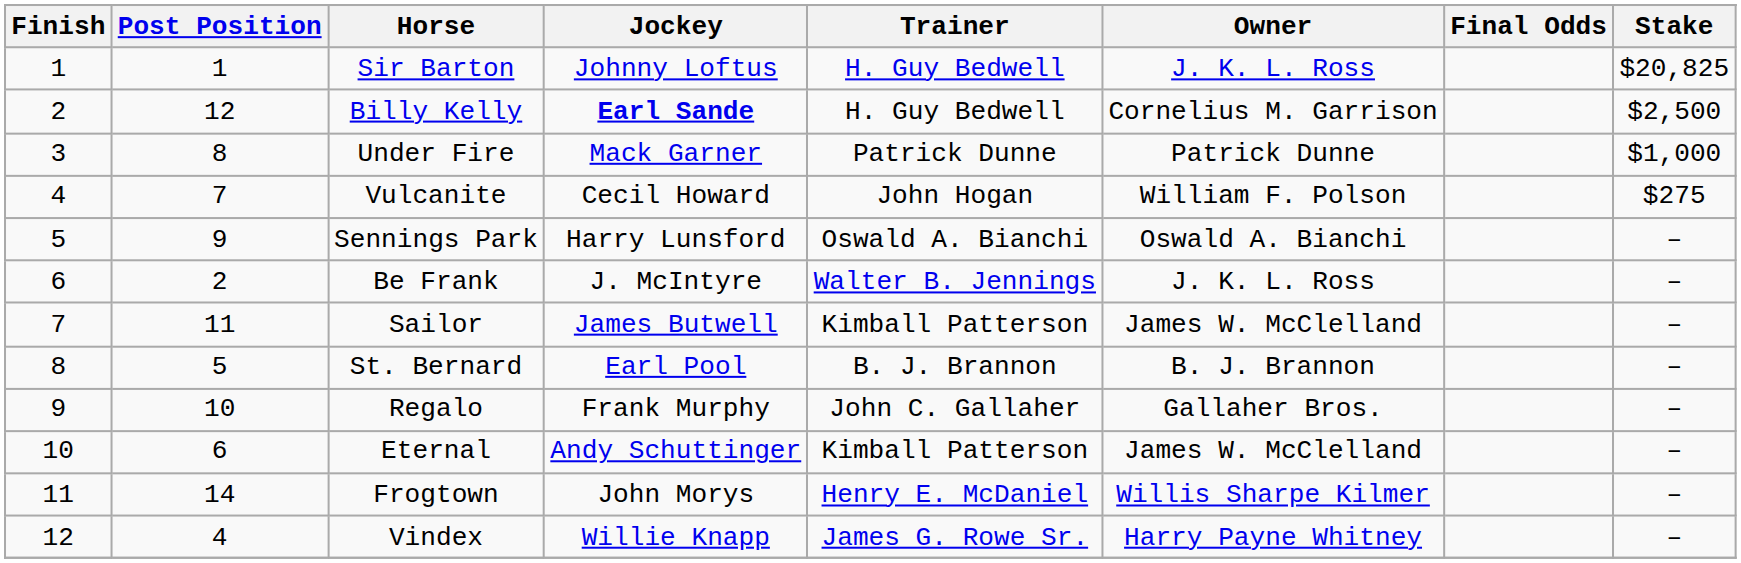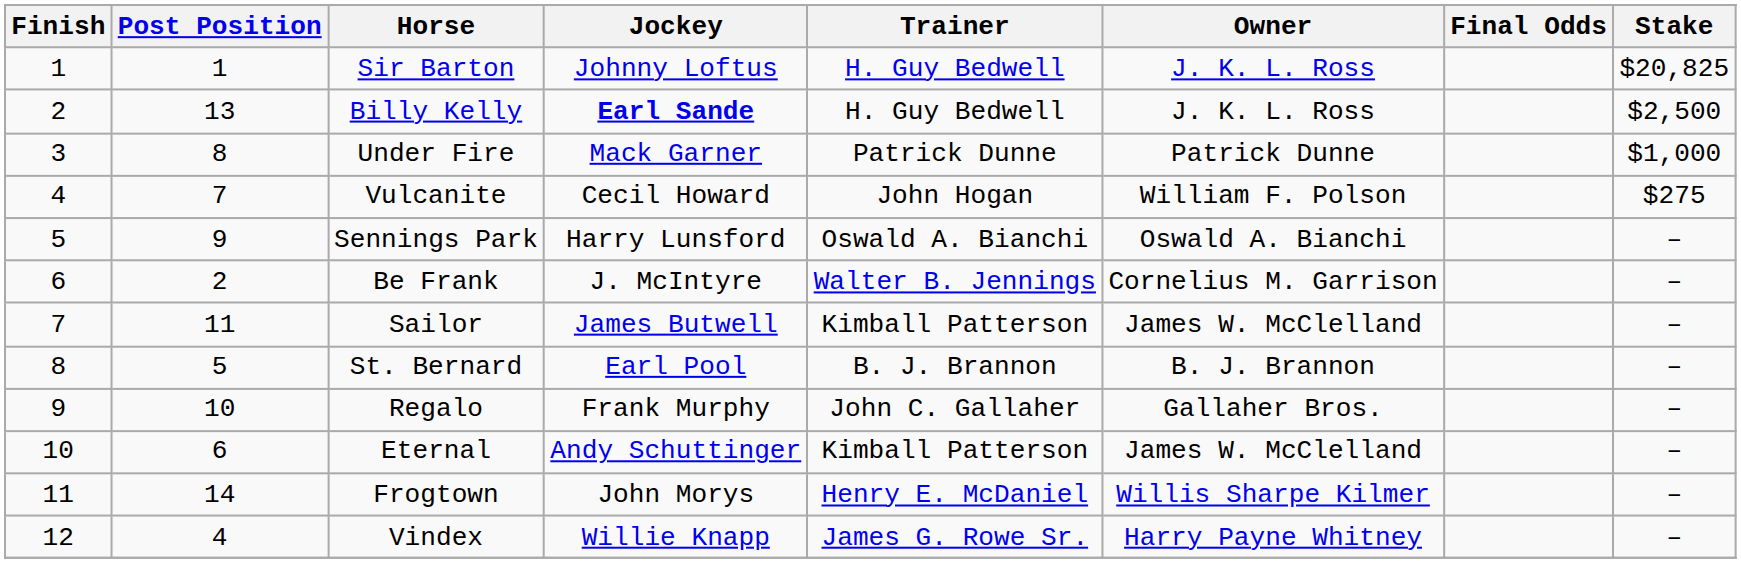(220, 111) 12 -> (220, 111) 13
(1273, 111) Cornelius M. Garrison -> (1273, 111) J. K. L. Ross
(1273, 282) J. K. L. Ross -> (1273, 282) Cornelius M. Garrison
